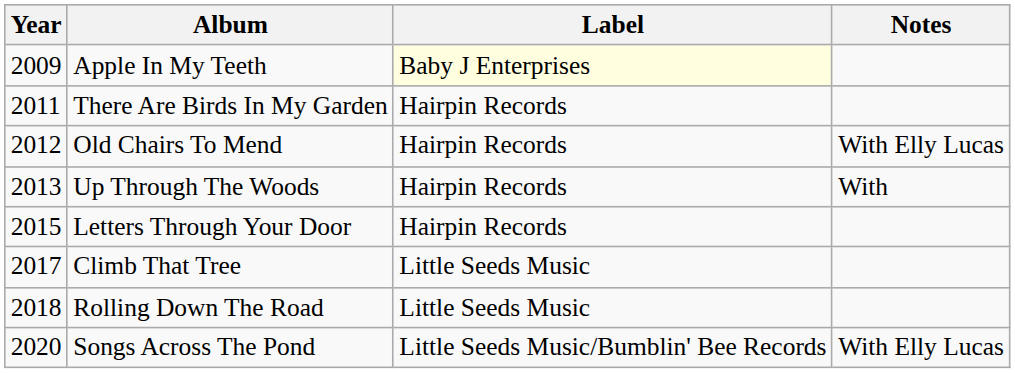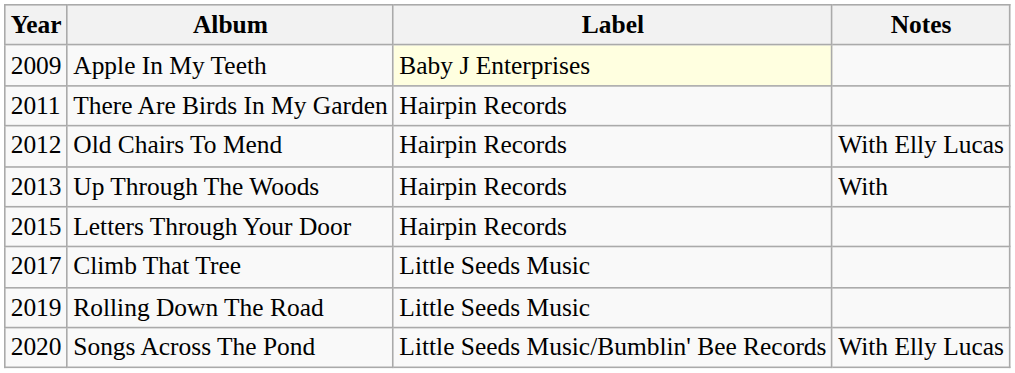(36, 307) 2018 -> (36, 307) 2019
